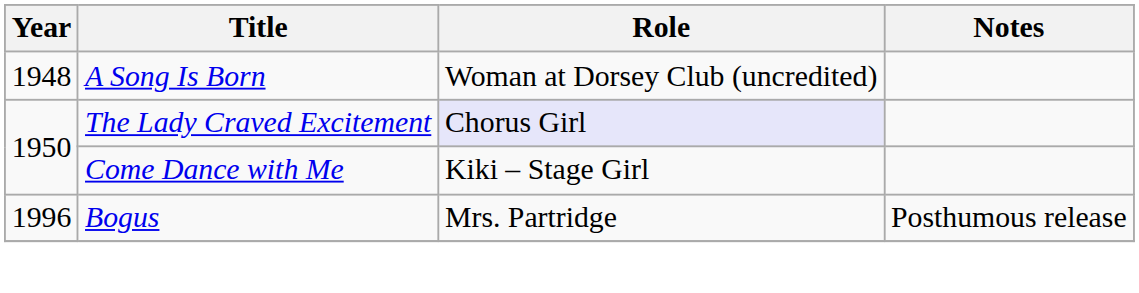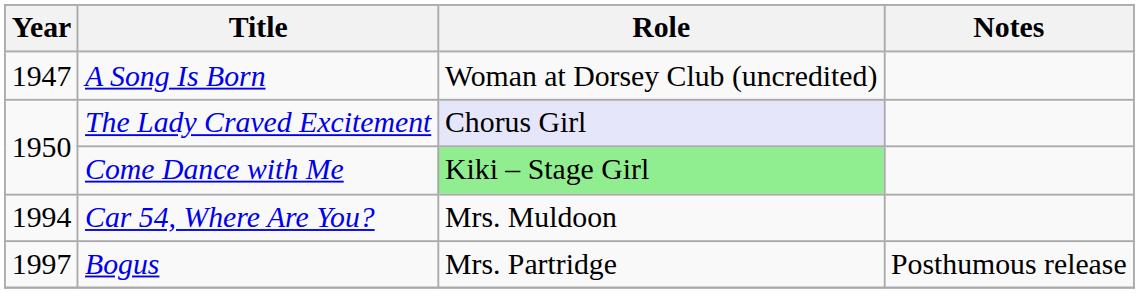(42, 75) 1948 -> (42, 75) 1947
(547, 169) no background -> (547, 169) lightgreen background
+ row: (230, 216)
(42, 216) 1996 -> (42, 264) 1997
